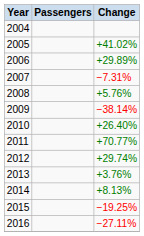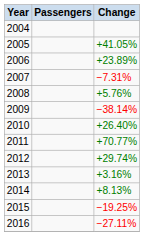(117, 45) +41.02% -> (117, 45) +41.05%
(117, 61) +29.89% -> (117, 61) +23.89%
(114, 175) +3.76% -> (114, 175) +3.16%
